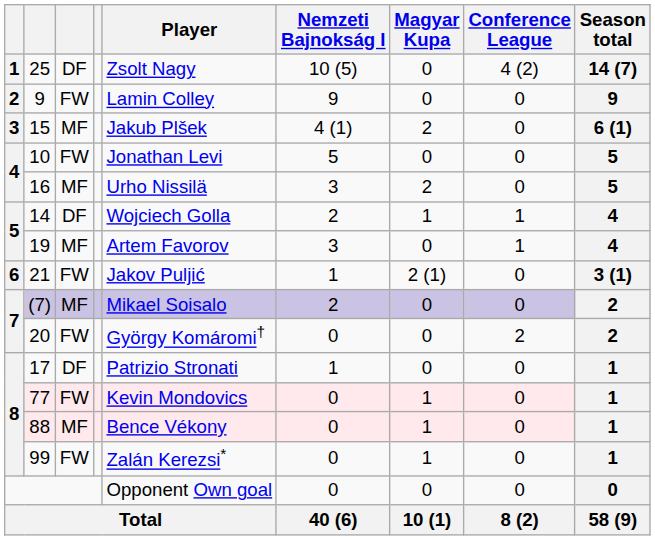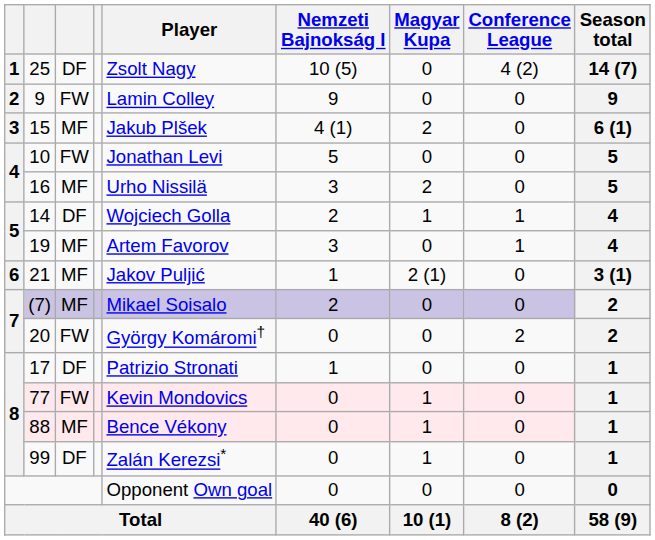(74, 274) FW -> (74, 274) MF
(74, 458) FW -> (74, 458) DF
